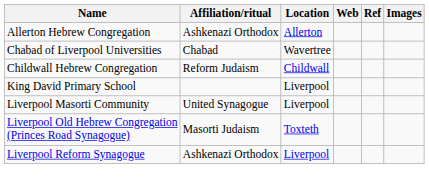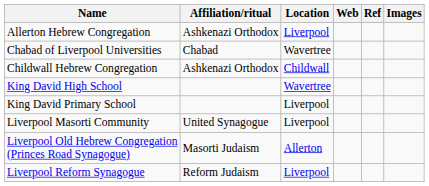(303, 31) Allerton -> (307, 31) Liverpool
(221, 68) Reform Judaism -> (231, 68) Ashkenazi Orthodox
+ row: (64, 86)
(301, 129) Toxteth -> (303, 148) Allerton
(231, 154) Ashkenazi Orthodox -> (221, 172) Reform Judaism
